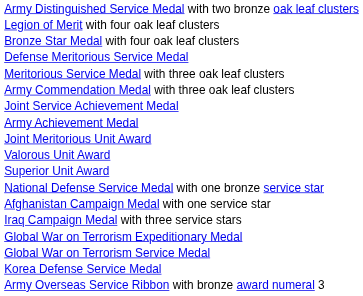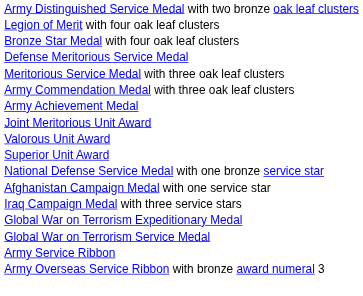- row: (91, 106)
- row: (83, 269)
+ row: (60, 253)
